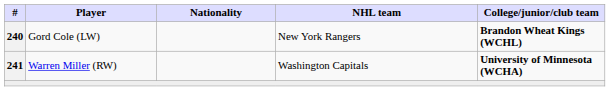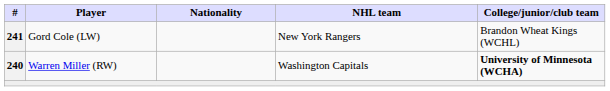(15, 36) 240 -> (15, 36) 241
(532, 36) bold -> (529, 36) normal
(15, 65) 241 -> (15, 65) 240
